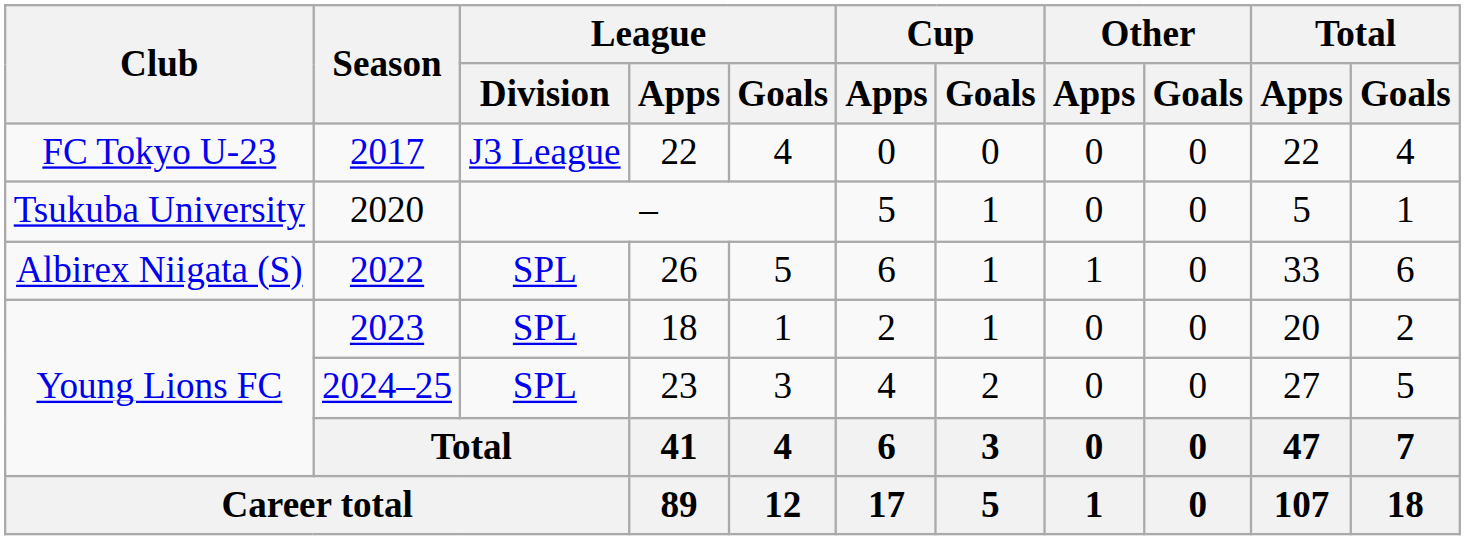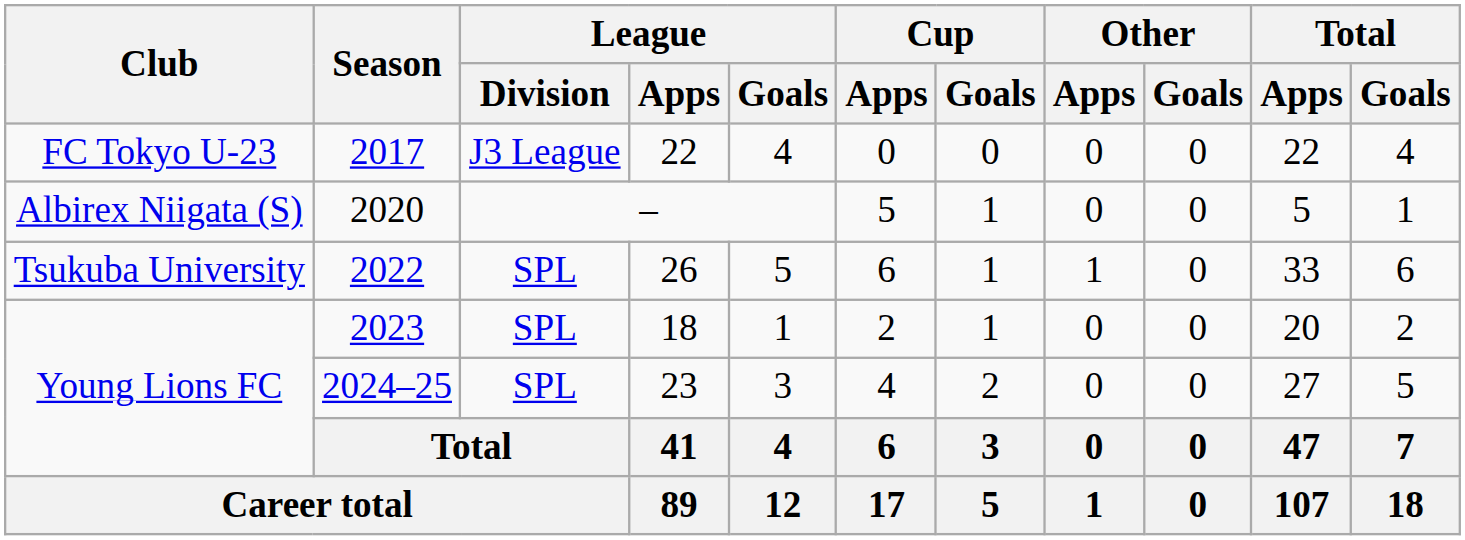(159, 210) Tsukuba University -> (159, 210) Albirex Niigata (S)
(159, 269) Albirex Niigata (S) -> (159, 269) Tsukuba University
